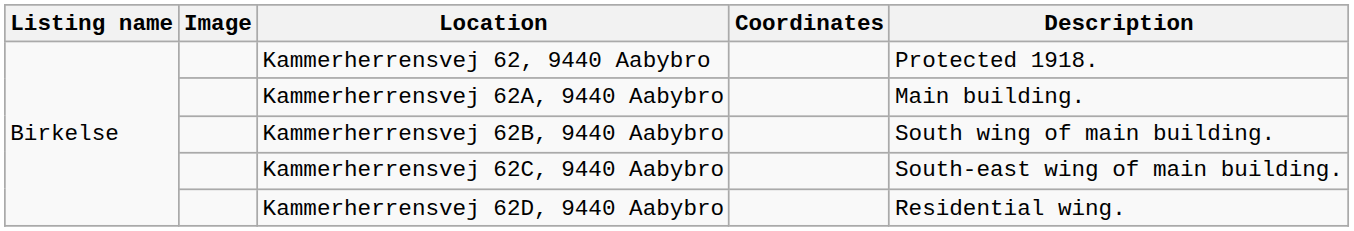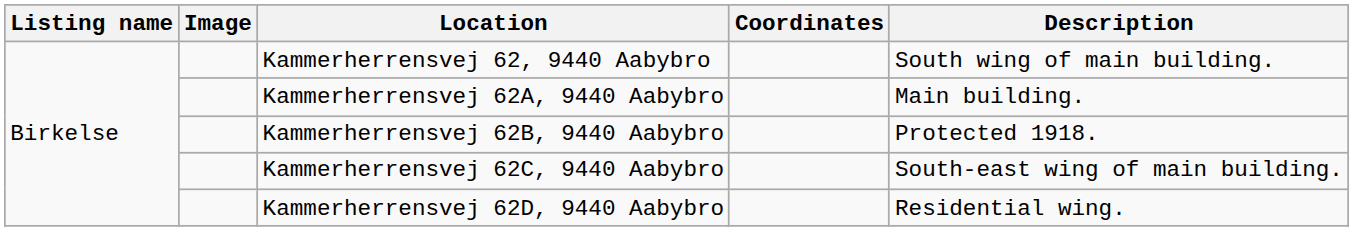(997, 60) Protected 1918. -> (1085, 60) South wing of main building.
(1085, 134) South wing of main building. -> (997, 134) Protected 1918.
